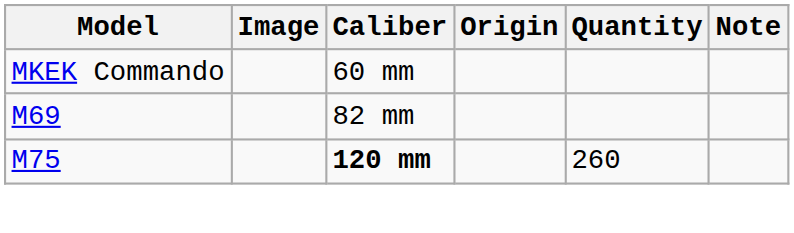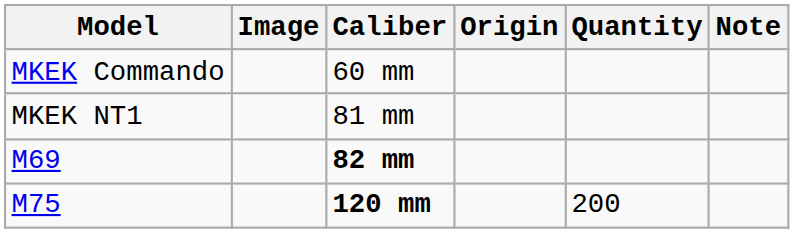+ row: (77, 116)
(373, 116) normal -> (373, 161) bold
(596, 161) 260 -> (596, 205) 200
